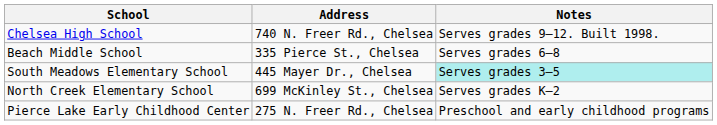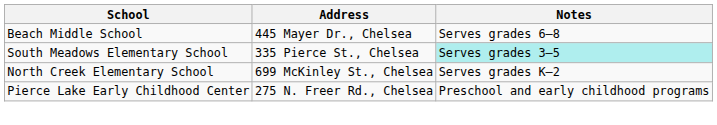- row: (75, 33)
(337, 53) 335 Pierce St., Chelsea -> (333, 33) 445 Mayer Dr., Chelsea
(333, 72) 445 Mayer Dr., Chelsea -> (337, 53) 335 Pierce St., Chelsea
